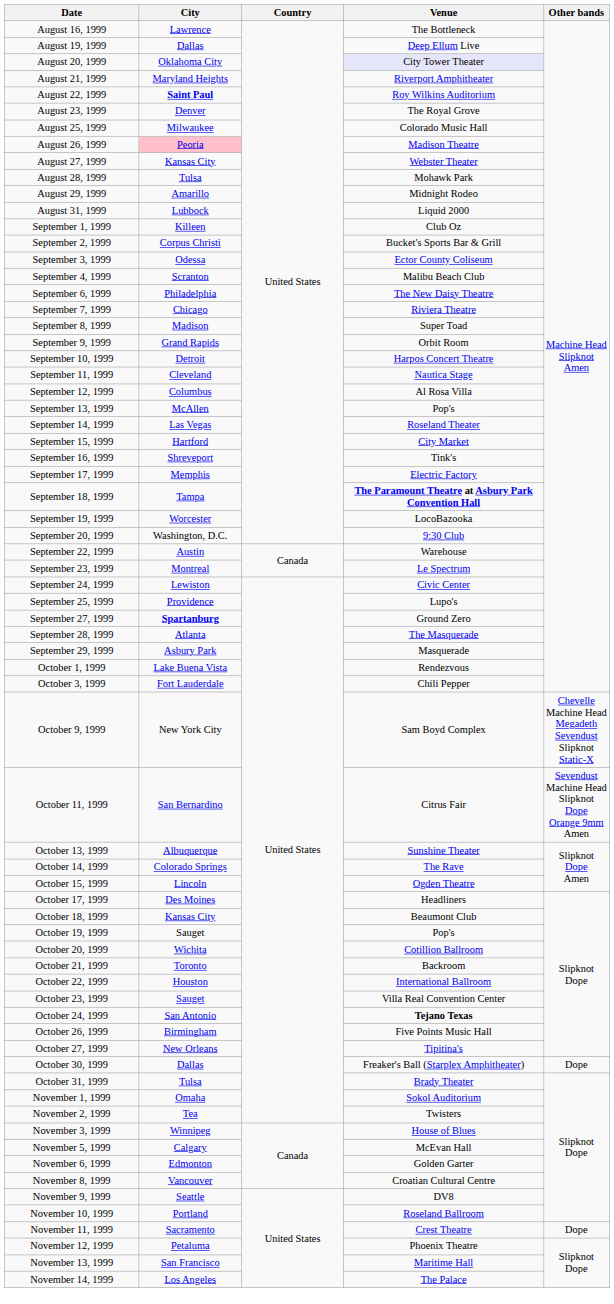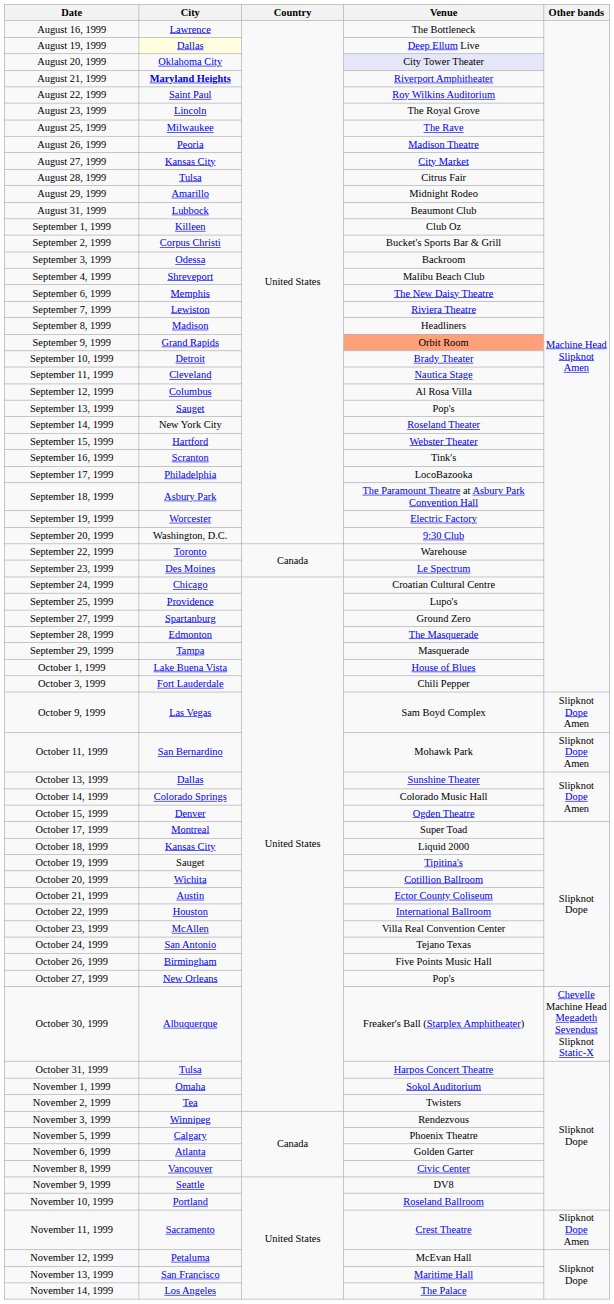(190, 45) no background -> (190, 45) lightyellow background
(190, 78) normal -> (190, 78) bold
(190, 95) bold -> (190, 95) normal
(190, 111) Denver -> (190, 111) Lincoln
(444, 128) Colorado Music Hall -> (444, 128) The Rave
(190, 144) pink background -> (190, 144) no background
(444, 161) Webster Theater -> (444, 161) City Market
(444, 177) Mohawk Park -> (444, 177) Citrus Fair
(444, 210) Liquid 2000 -> (444, 210) Beaumont Club
(444, 260) Ector County Coliseum -> (444, 260) Backroom
(190, 276) Scranton -> (190, 276) Shreveport
(190, 293) Philadelphia -> (190, 293) Memphis
(190, 309) Chicago -> (190, 309) Lewiston
(444, 326) Super Toad -> (444, 326) Headliners
(444, 342) no background -> (444, 342) lightsalmon background
(444, 359) Harpos Concert Theatre -> (444, 359) Brady Theater
(190, 408) McAllen -> (190, 408) Sauget
(190, 425) Las Vegas -> (190, 425) New York City
(444, 441) City Market -> (444, 441) Webster Theater
(190, 458) Shreveport -> (190, 458) Scranton
(190, 474) Memphis -> (190, 474) Philadelphia
(444, 474) Electric Factory -> (444, 474) LocoBazooka
(190, 496) Tampa -> (190, 496) Asbury Park
(444, 496) bold -> (444, 496) normal
(444, 519) LocoBazooka -> (444, 519) Electric Factory
(190, 552) Austin -> (190, 552) Toronto
(190, 568) Montreal -> (190, 568) Des Moines
(190, 585) Lewiston -> (190, 585) Chicago
(444, 585) Civic Center -> (444, 585) Croatian Cultural Centre
(190, 618) bold -> (190, 618) normal
(190, 634) Atlanta -> (190, 634) Edmonton
(190, 651) Asbury Park -> (190, 651) Tampa
(444, 667) Rendezvous -> (444, 667) House of Blues
(190, 729) New York City -> (190, 712) Las Vegas
(576, 729) Chevelle Machine Head Megadeth Sevendust Slipknot Static-X -> (576, 712) Slipknot Dope Amen
(444, 804) Citrus Fair -> (444, 752) Mohawk Park
(576, 804) Sevendust Machine Head Slipknot Dope Orange 9mm Amen -> (576, 752) Slipknot Dope Amen
(190, 850) Albuquerque -> (190, 780) Dallas
(444, 867) The Rave -> (444, 796) Colorado Music Hall
(190, 883) Lincoln -> (190, 813) Denver
(190, 900) Des Moines -> (190, 829) Montreal
(444, 900) Headliners -> (444, 829) Super Toad
(444, 916) Beaumont Club -> (444, 846) Liquid 2000
(444, 933) Pop's -> (444, 862) Tipitina's
(190, 966) Toronto -> (190, 895) Austin
(444, 966) Backroom -> (444, 895) Ector County Coliseum
(190, 999) Sauget -> (190, 928) McAllen
(444, 1015) bold -> (444, 945) normal
(444, 1048) Tipitina's -> (444, 978) Pop's
(190, 1065) Dallas -> (190, 1024) Albuquerque
(576, 1065) Dope -> (576, 1024) Chevelle Machine Head Megadeth Sevendust Slipknot Static-X
(444, 1081) Brady Theater -> (444, 1069) Harpos Concert Theatre
(444, 1131) House of Blues -> (444, 1119) Rendezvous
(444, 1147) McEvan Hall -> (444, 1135) Phoenix Theatre
(190, 1164) Edmonton -> (190, 1152) Atlanta
(444, 1180) Croatian Cultural Centre -> (444, 1168) Civic Center
(576, 1230) Dope -> (576, 1230) Slipknot Dope Amen
(444, 1246) Phoenix Theatre -> (444, 1258) McEvan Hall
